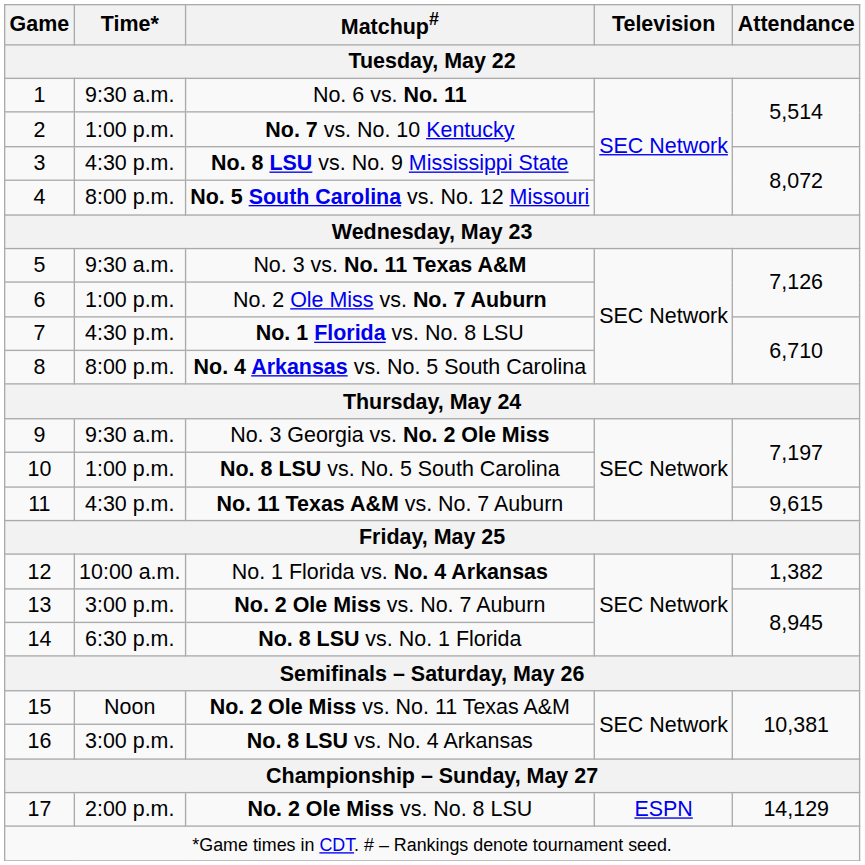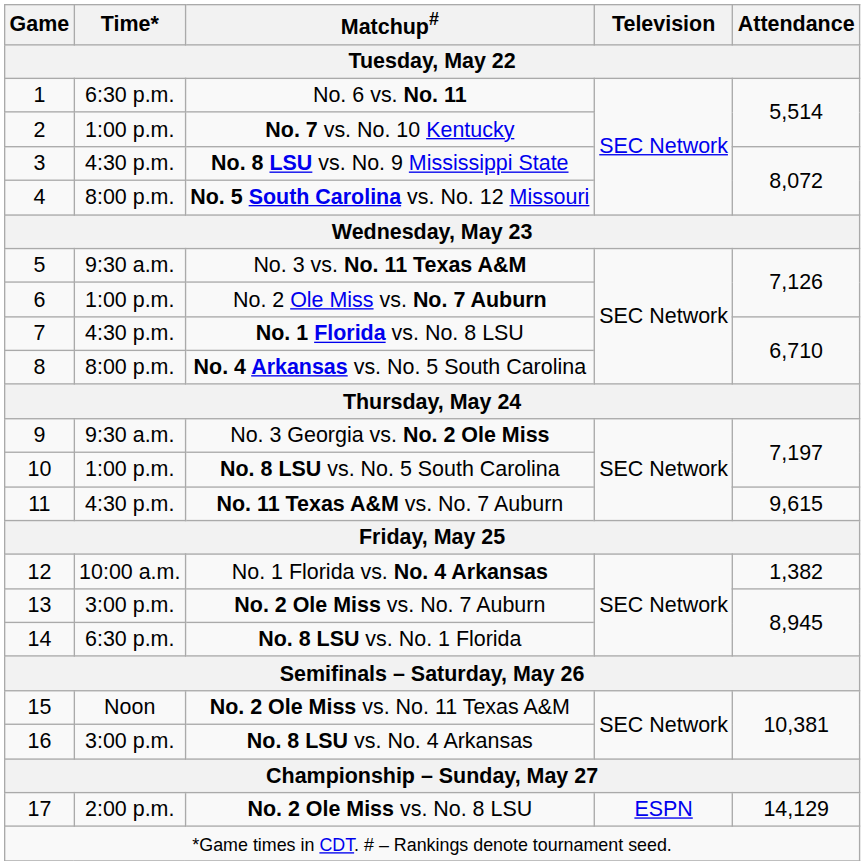(130, 95) 9:30 a.m. -> (130, 95) 6:30 p.m.
